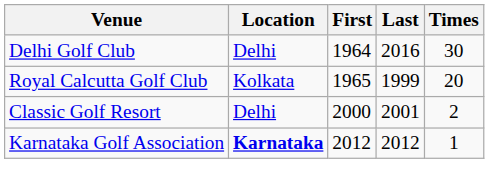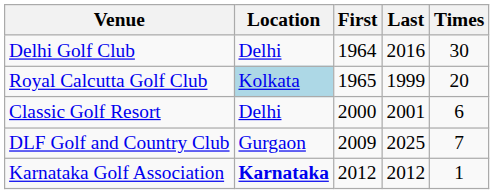(264, 81) no background -> (269, 81) lightblue background
(454, 111) 2 -> (459, 111) 6
+ row: (119, 142)
